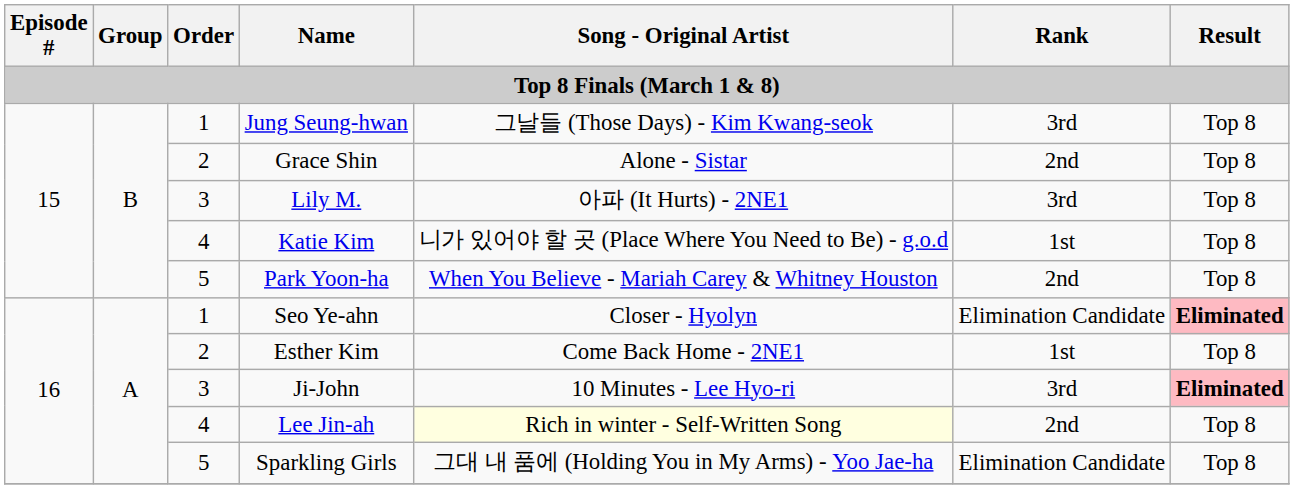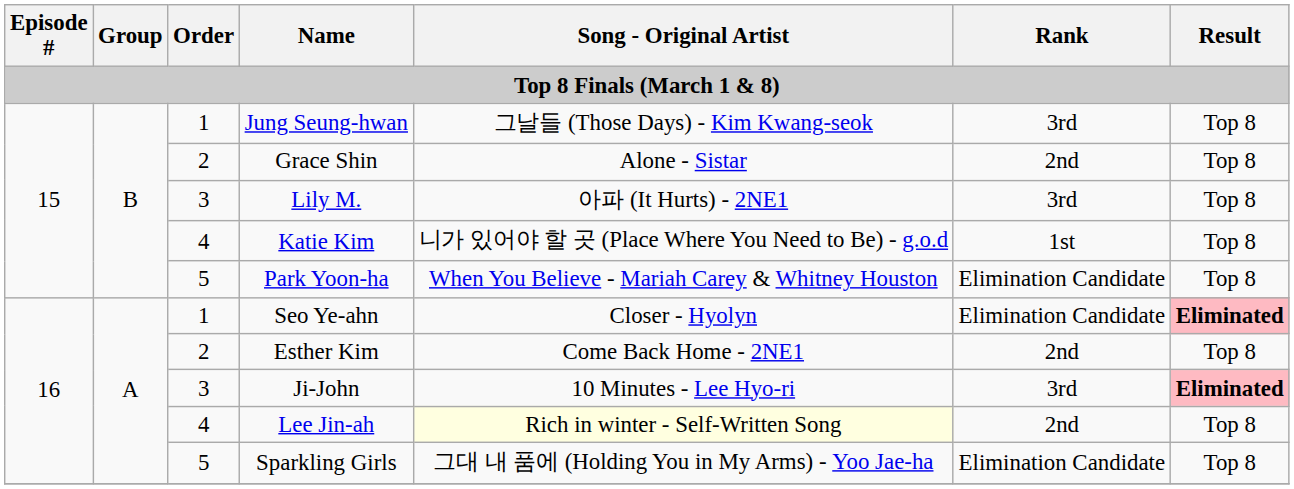(1062, 278) 2nd -> (1062, 278) Elimination Candidate
(1062, 351) 1st -> (1062, 351) 2nd
